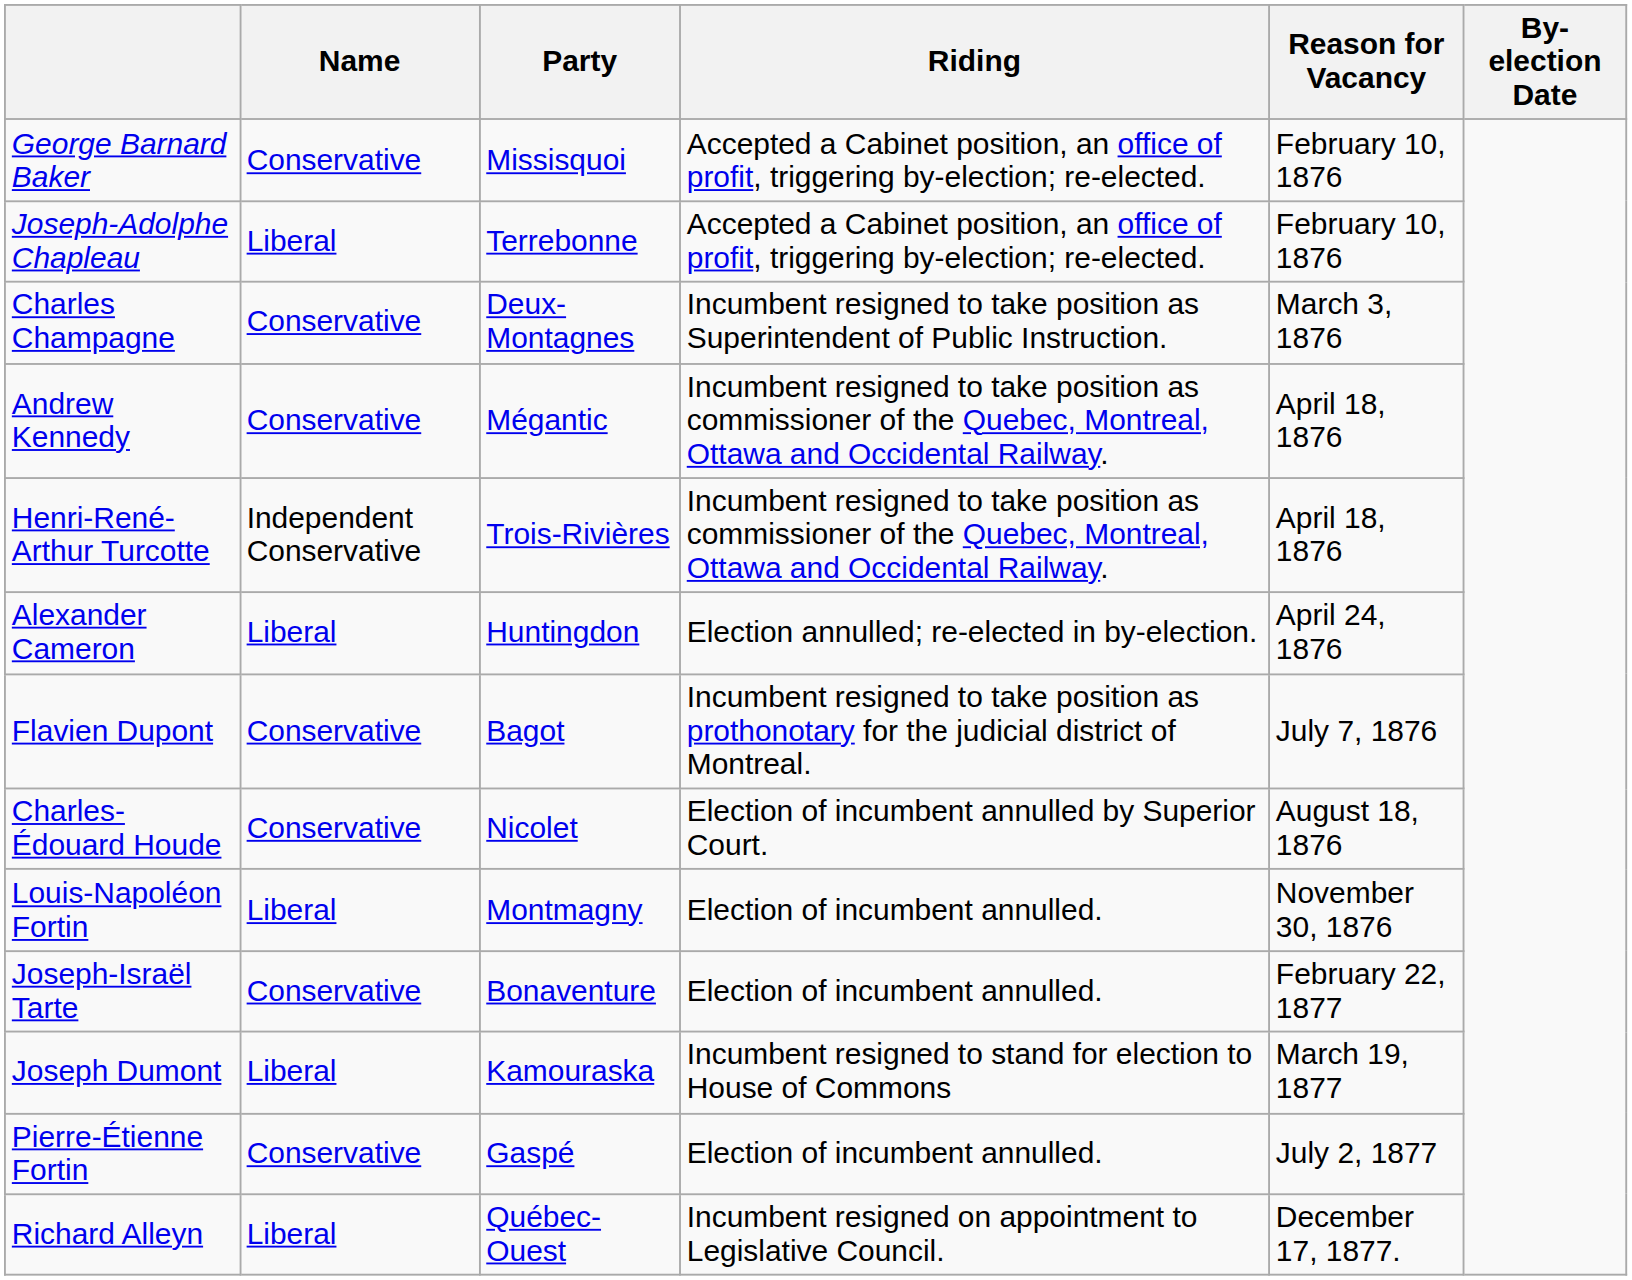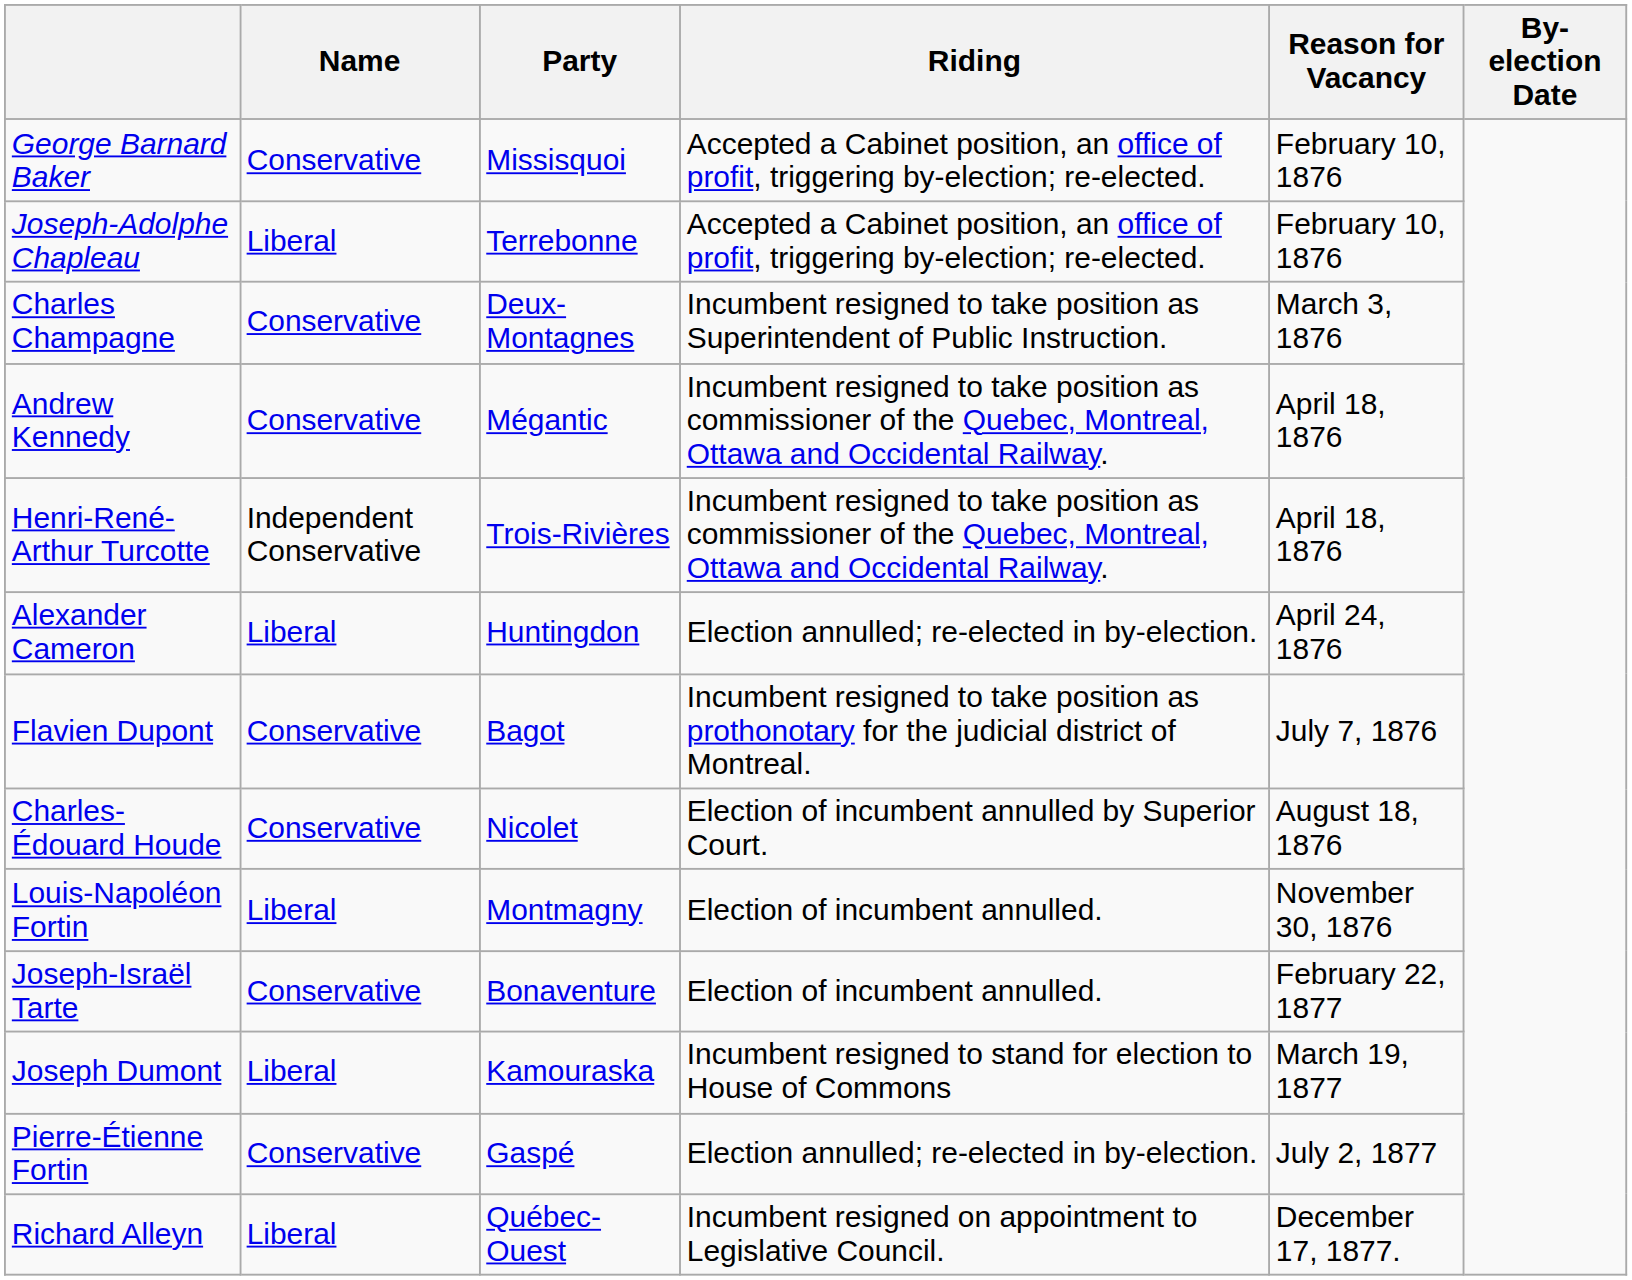(895, 1153) Election of incumbent annulled. -> (972, 1153) Election annulled; re-elected in by-election.
